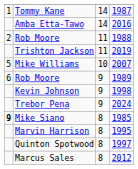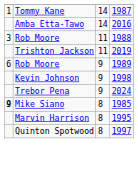(9, 38) 2 -> (9, 38) 3
- row: (47, 64)
- row: (45, 158)
